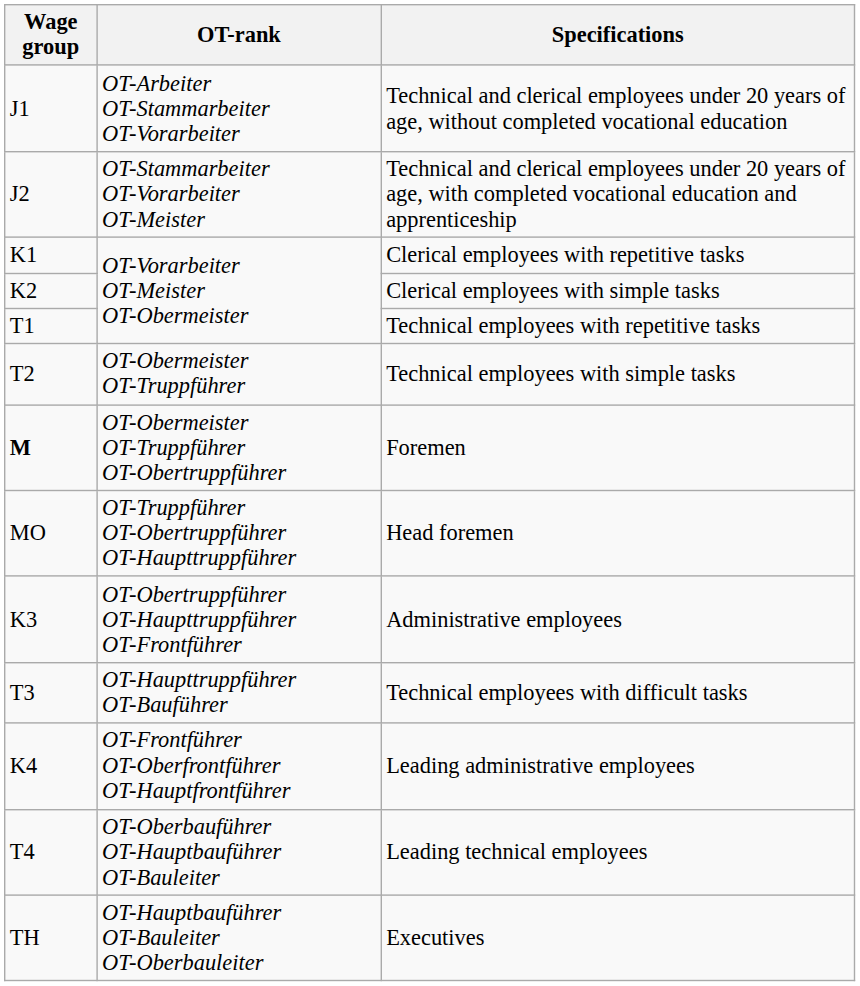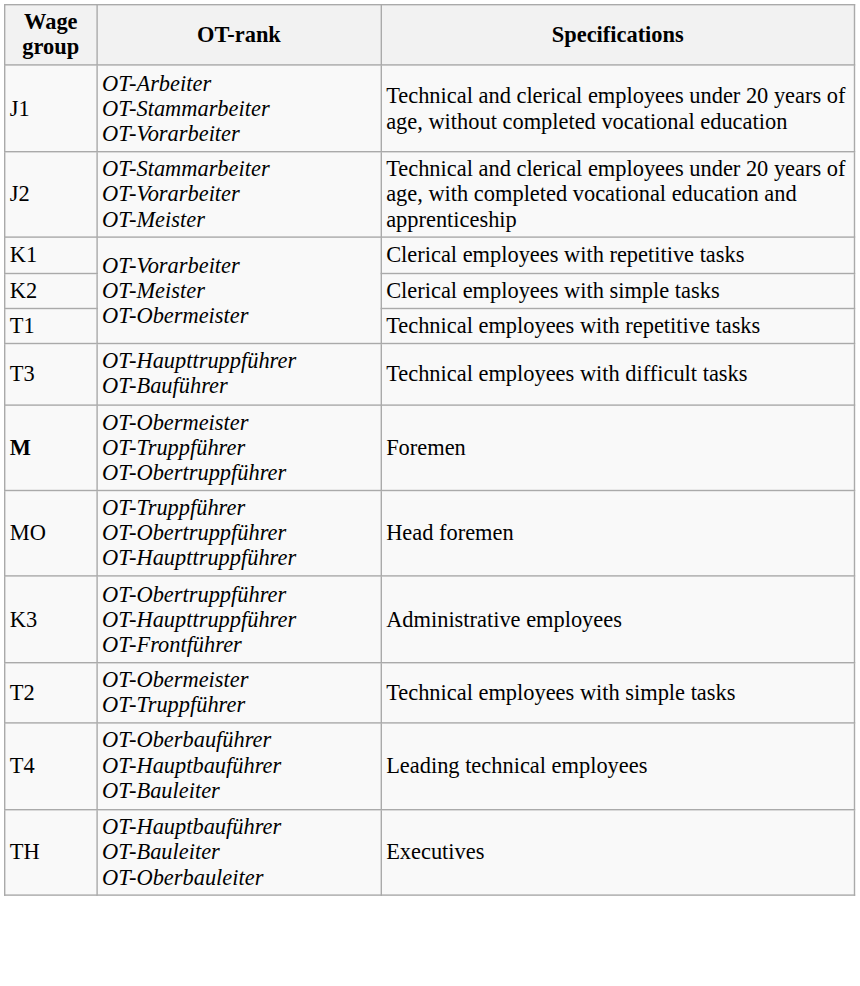rows swapped: (561, 374) <-> (567, 692)
- row: (540, 765)
